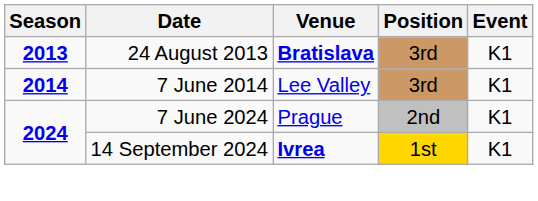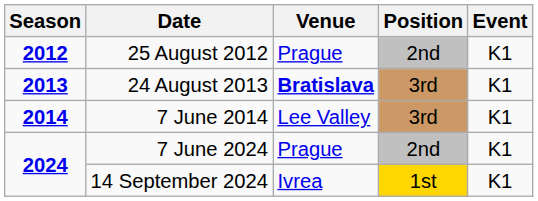+ row: (198, 53)
(301, 149) bold -> (300, 181) normal
